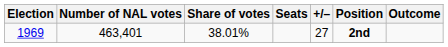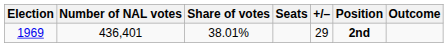(121, 33) 463,401 -> (121, 33) 436,401
(322, 33) 27 -> (322, 33) 29
